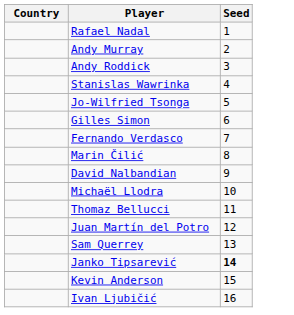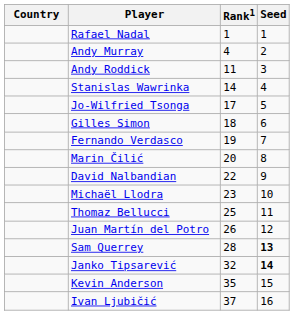+ column: (239, 15)
(230, 245) normal -> (267, 247) bold
